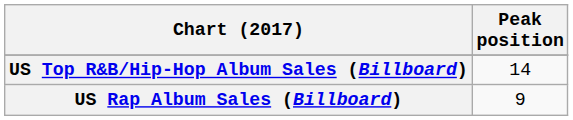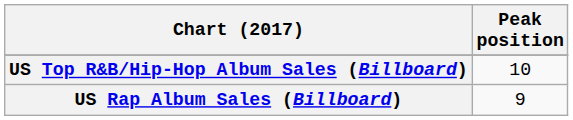(520, 70) 14 -> (520, 70) 10
